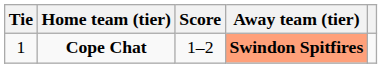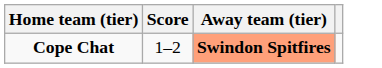- column: (21, 18)
